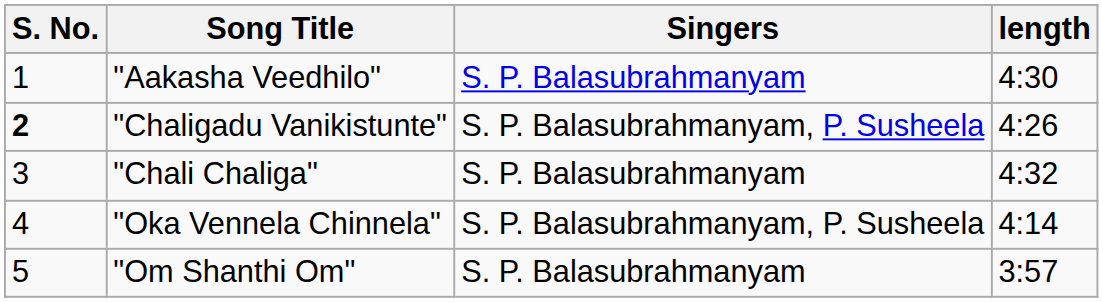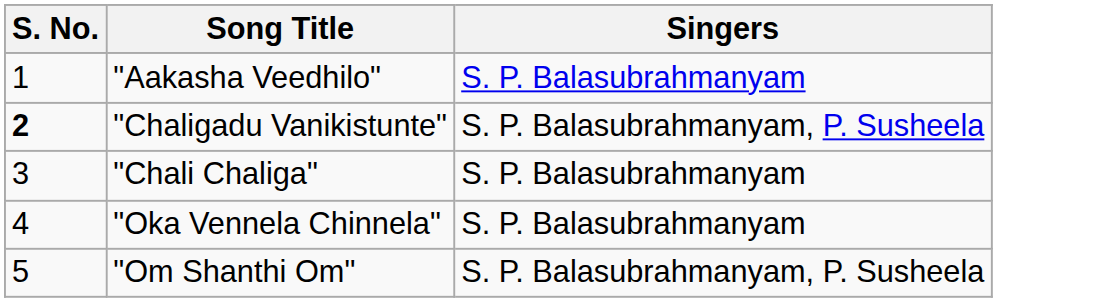- column: (1045, 28)
(723, 223) S. P. Balasubrahmanyam, P. Susheela -> (633, 223) S. P. Balasubrahmanyam
(633, 272) S. P. Balasubrahmanyam -> (723, 272) S. P. Balasubrahmanyam, P. Susheela
